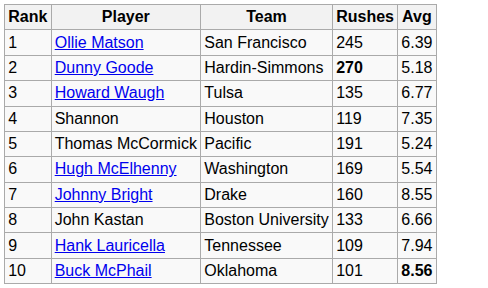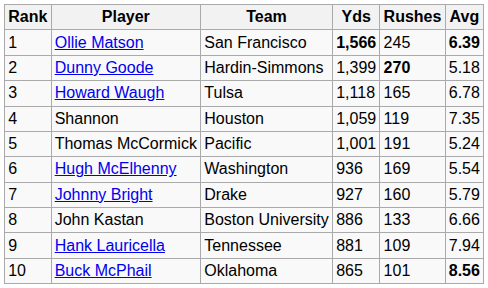+ column: (356, 17)
(417, 42) normal -> (464, 42) bold
(350, 93) 135 -> (397, 93) 165
(417, 93) 6.77 -> (464, 93) 6.78
(417, 194) 8.55 -> (464, 194) 5.79
